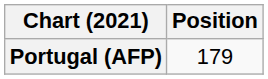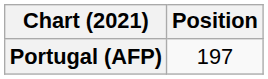(215, 56) 179 -> (215, 56) 197
